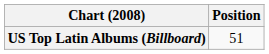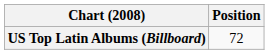(236, 37) 51 -> (236, 37) 72
